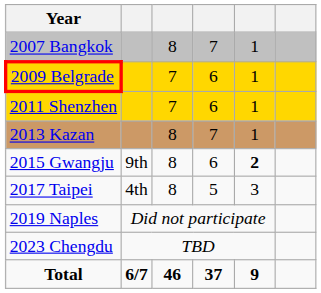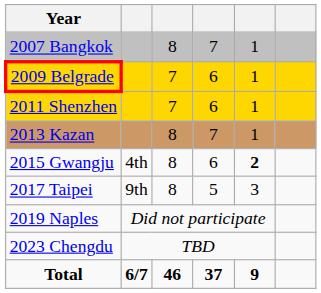(136, 162) 9th -> (136, 162) 4th
(136, 190) 4th -> (136, 190) 9th
